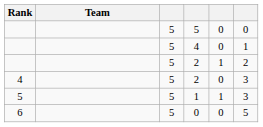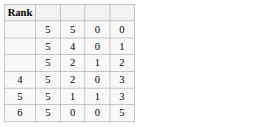- column: (97, 12)
